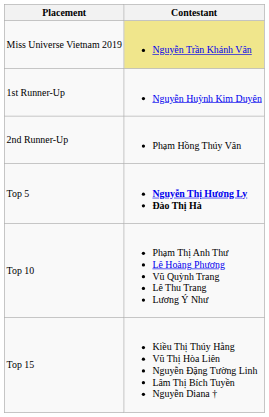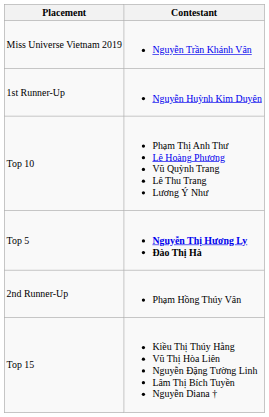(194, 51) khaki background -> (194, 51) no background
rows swapped: (37, 140) <-> (20, 270)
